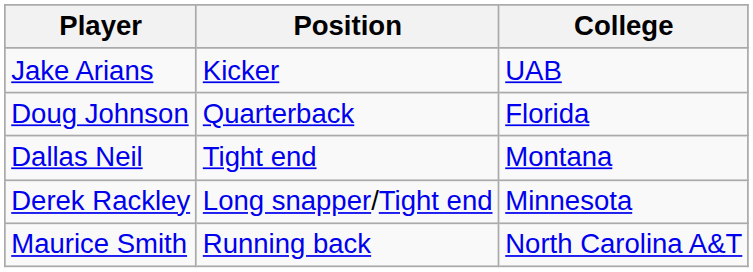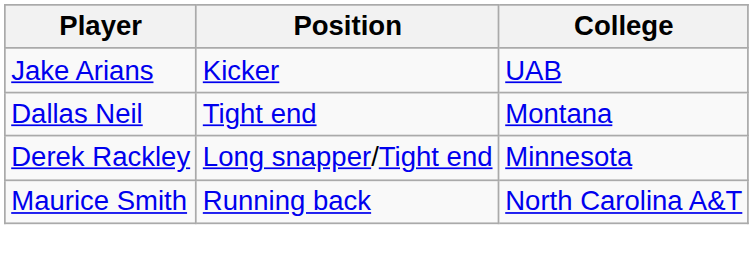- row: (100, 113)
